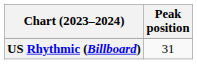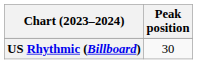(168, 48) 31 -> (168, 48) 30
